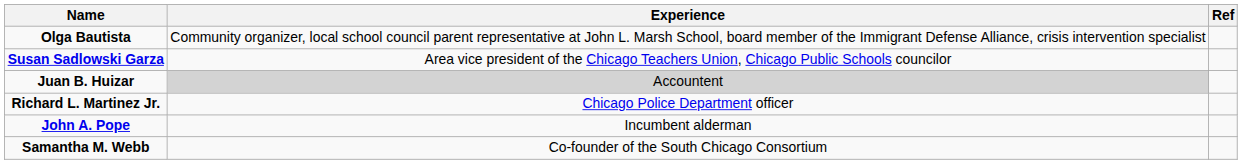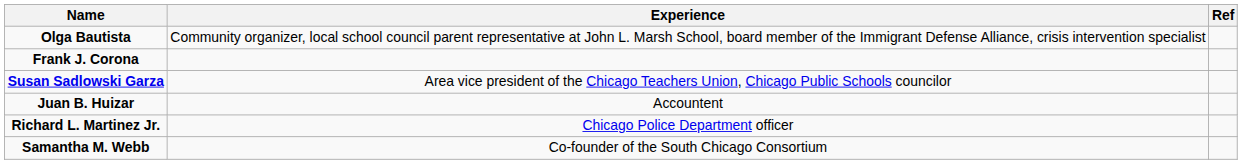+ row: (86, 59)
(688, 81) lightgrey background -> (688, 103) no background
- row: (86, 125)
